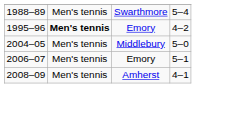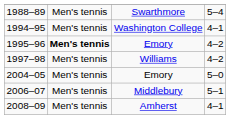+ row: (26, 28)
+ row: (26, 59)
(141, 43) Middlebury -> (158, 75) Emory
(141, 59) Emory -> (158, 91) Middlebury
